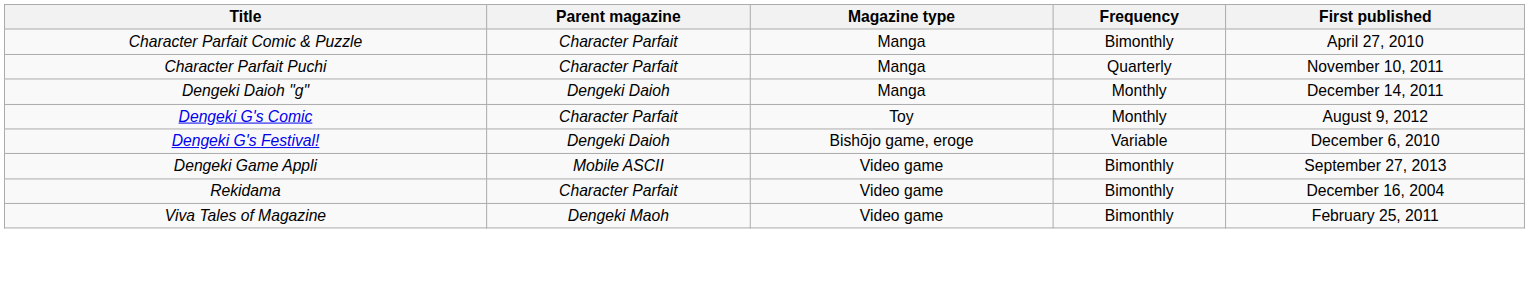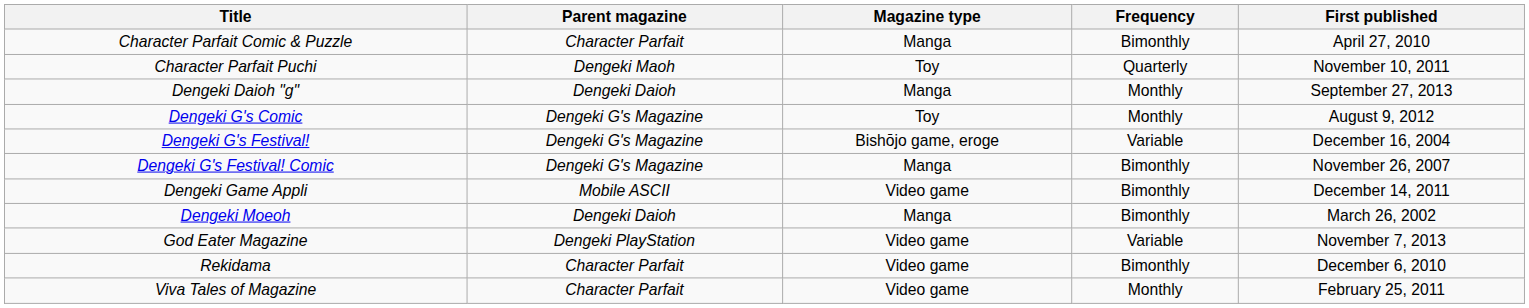(618, 66) Character Parfait -> (624, 66) Dengeki Maoh
(901, 66) Manga -> (927, 66) Toy
(1375, 91) December 14, 2011 -> (1381, 91) September 27, 2013
(618, 116) Character Parfait -> (624, 116) Dengeki G's Magazine
(618, 141) Dengeki Daioh -> (624, 141) Dengeki G's Magazine
(1375, 141) December 6, 2010 -> (1381, 141) December 16, 2004
+ row: (236, 166)
(1375, 166) September 27, 2013 -> (1381, 191) December 14, 2011
+ row: (236, 215)
+ row: (236, 240)
(1375, 191) December 16, 2004 -> (1381, 265) December 6, 2010
(618, 215) Dengeki Maoh -> (624, 290) Character Parfait
(1139, 215) Bimonthly -> (1155, 290) Monthly
